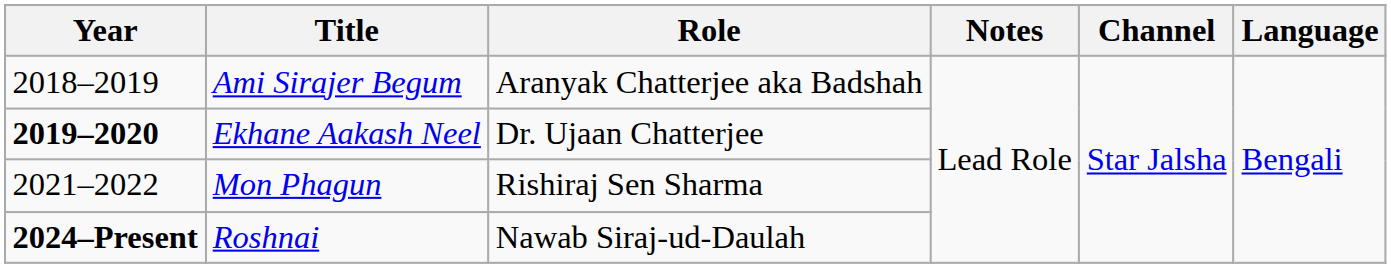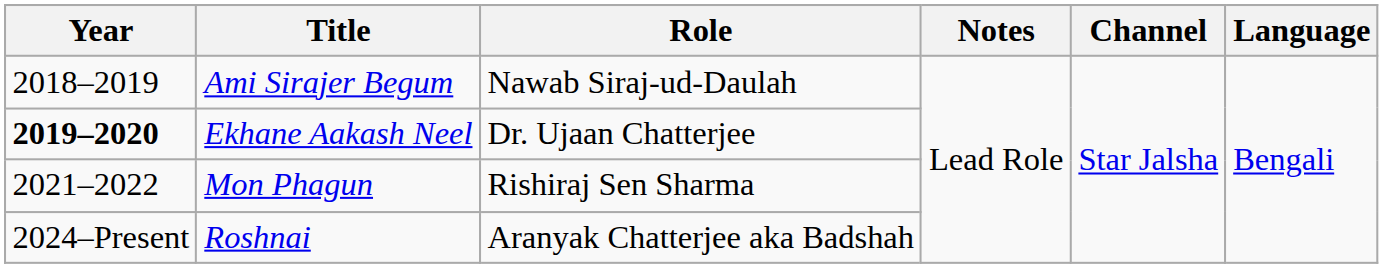(709, 81) Aranyak Chatterjee aka Badshah -> (642, 81) Nawab Siraj-ud-Daulah
(105, 236) bold -> (101, 236) normal
(651, 236) Nawab Siraj-ud-Daulah -> (701, 236) Aranyak Chatterjee aka Badshah
